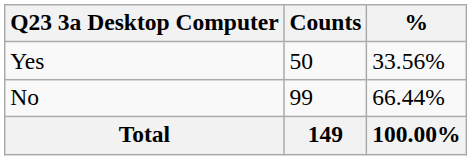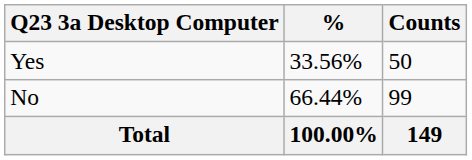columns swapped: (325, 23) <-> (416, 23)
